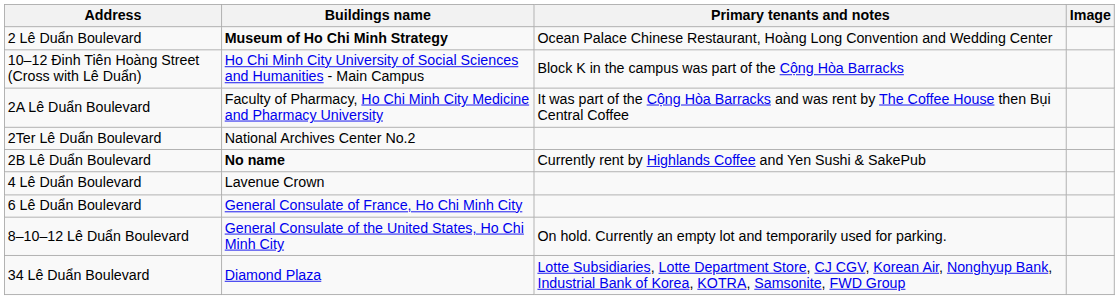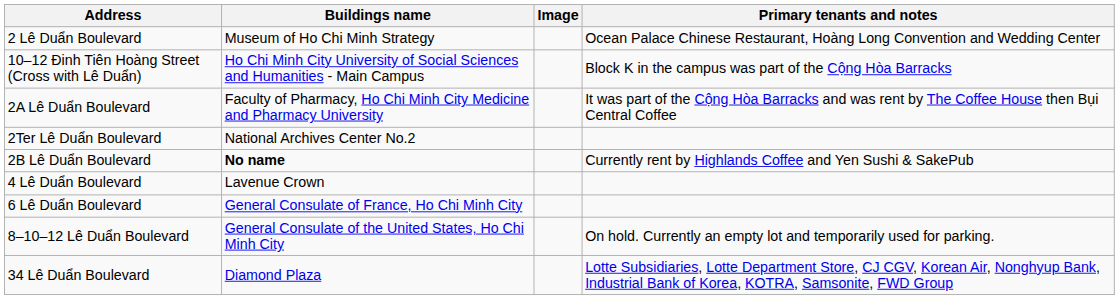columns swapped: (1090, 15) <-> (800, 15)
(336, 38) bold -> (330, 38) normal
